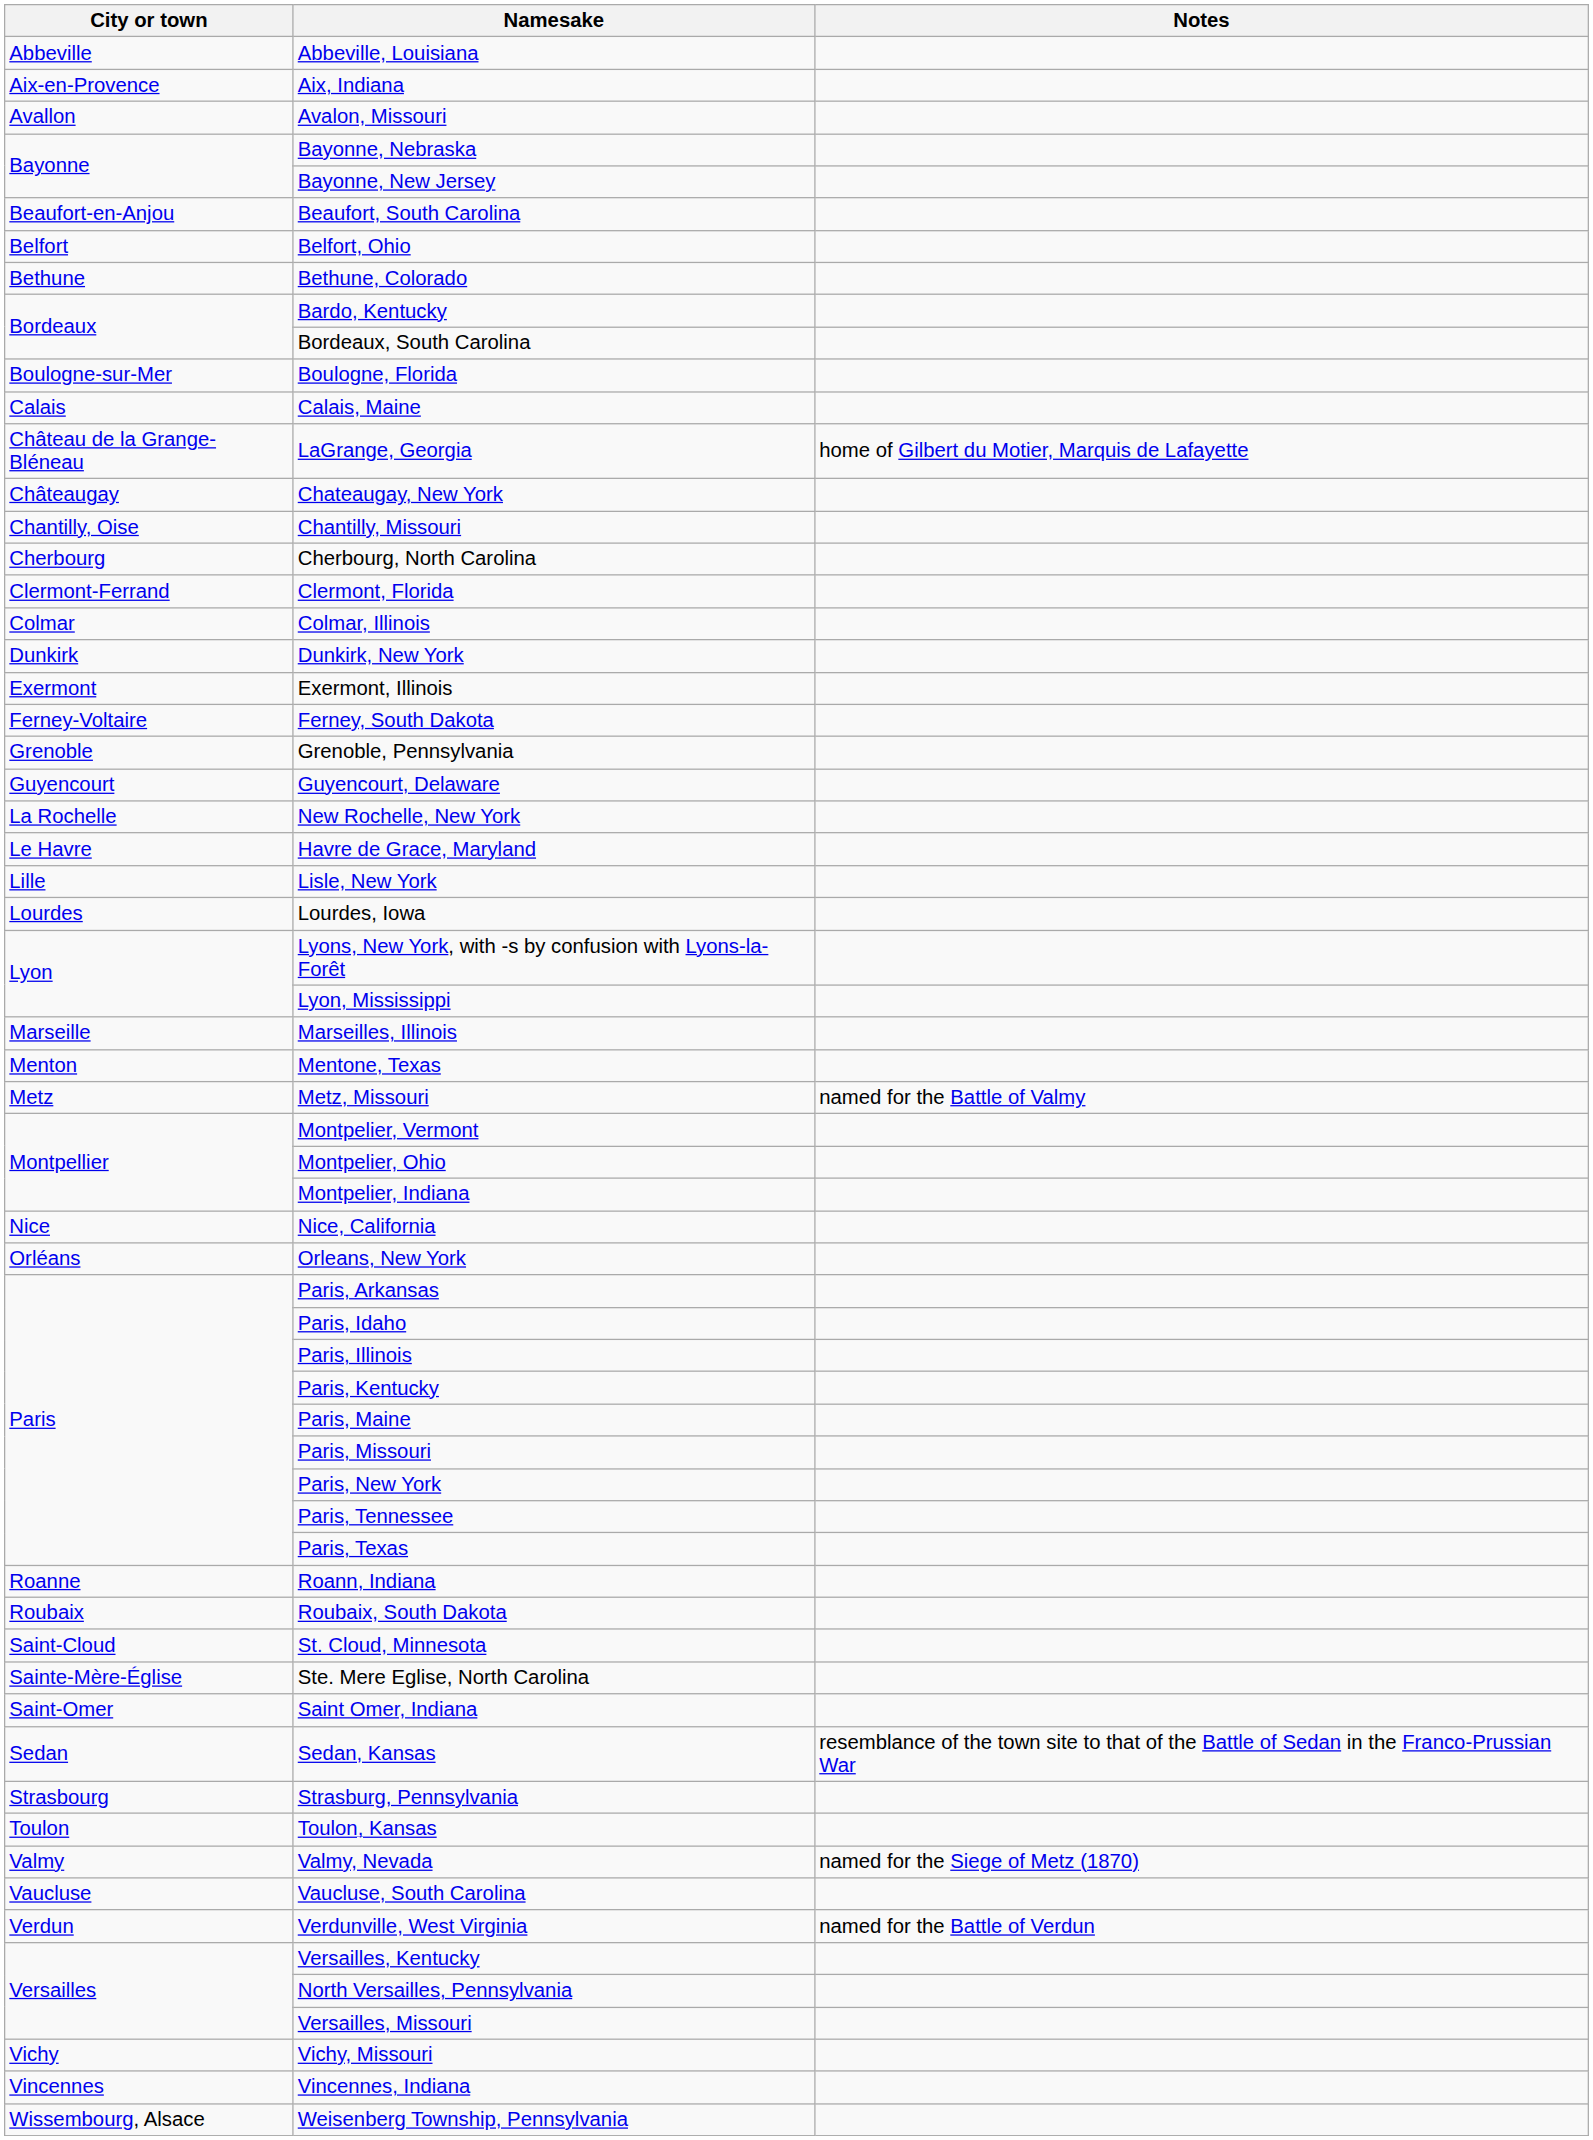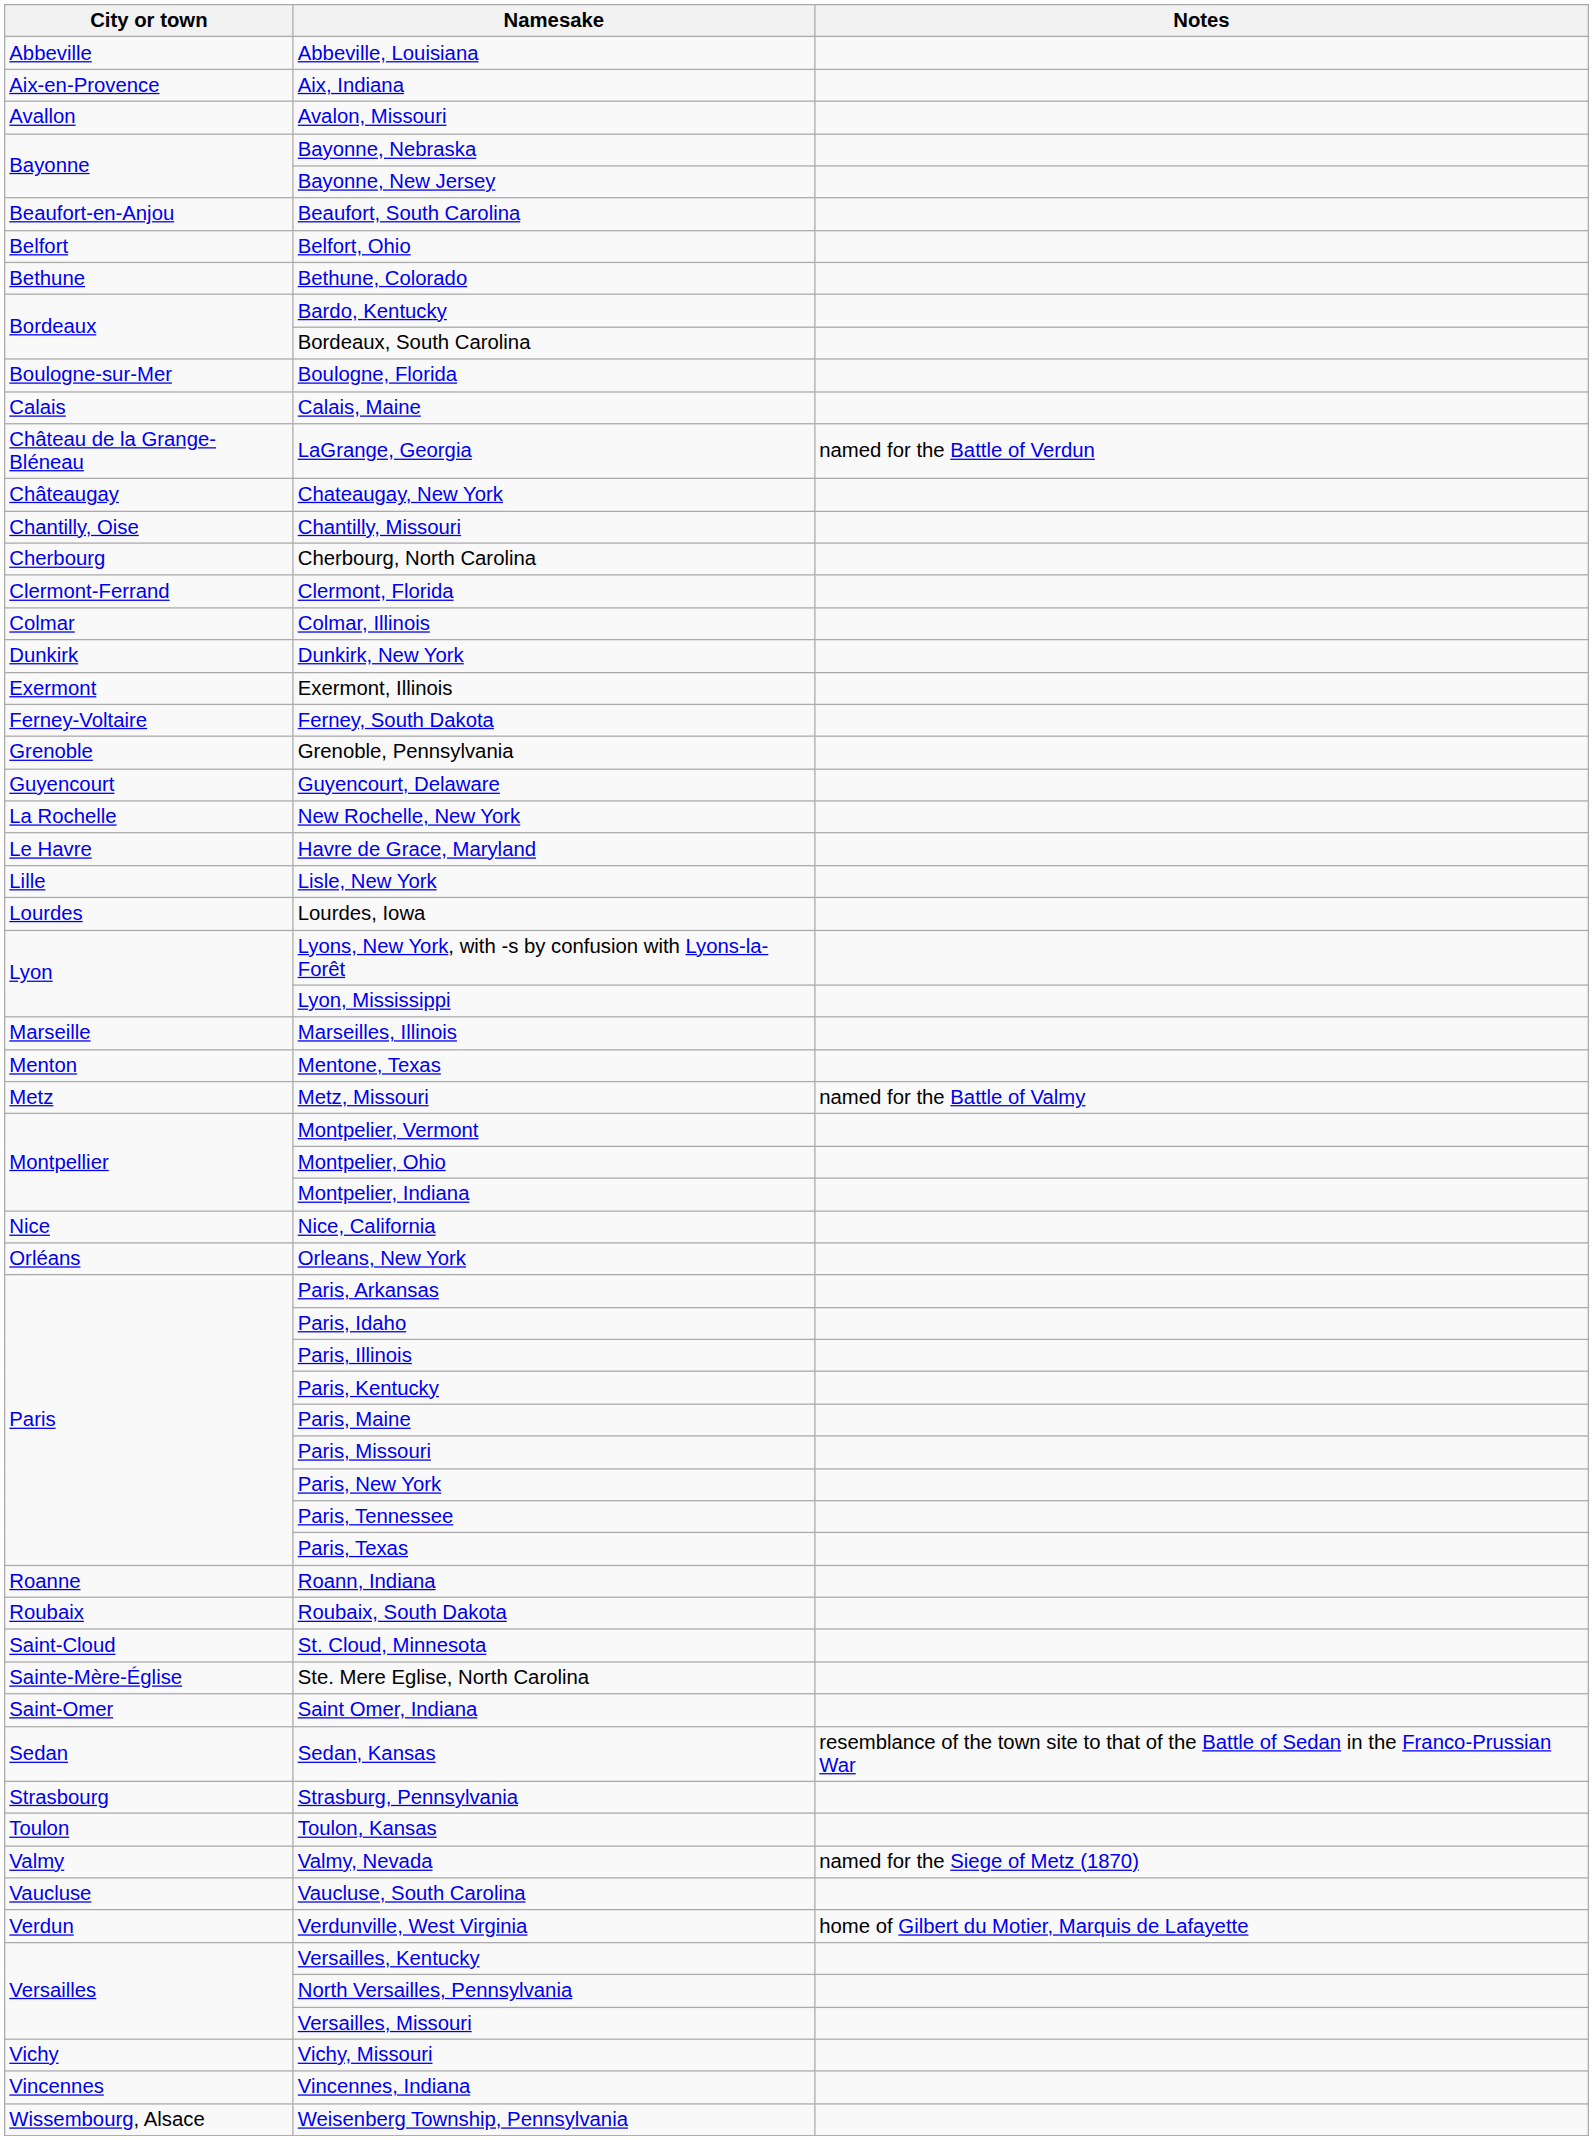(1034, 450) home of Gilbert du Motier, Marquis de Lafayette -> (957, 450) named for the Battle of Verdun
(957, 1926) named for the Battle of Verdun -> (1034, 1926) home of Gilbert du Motier, Marquis de Lafayette
